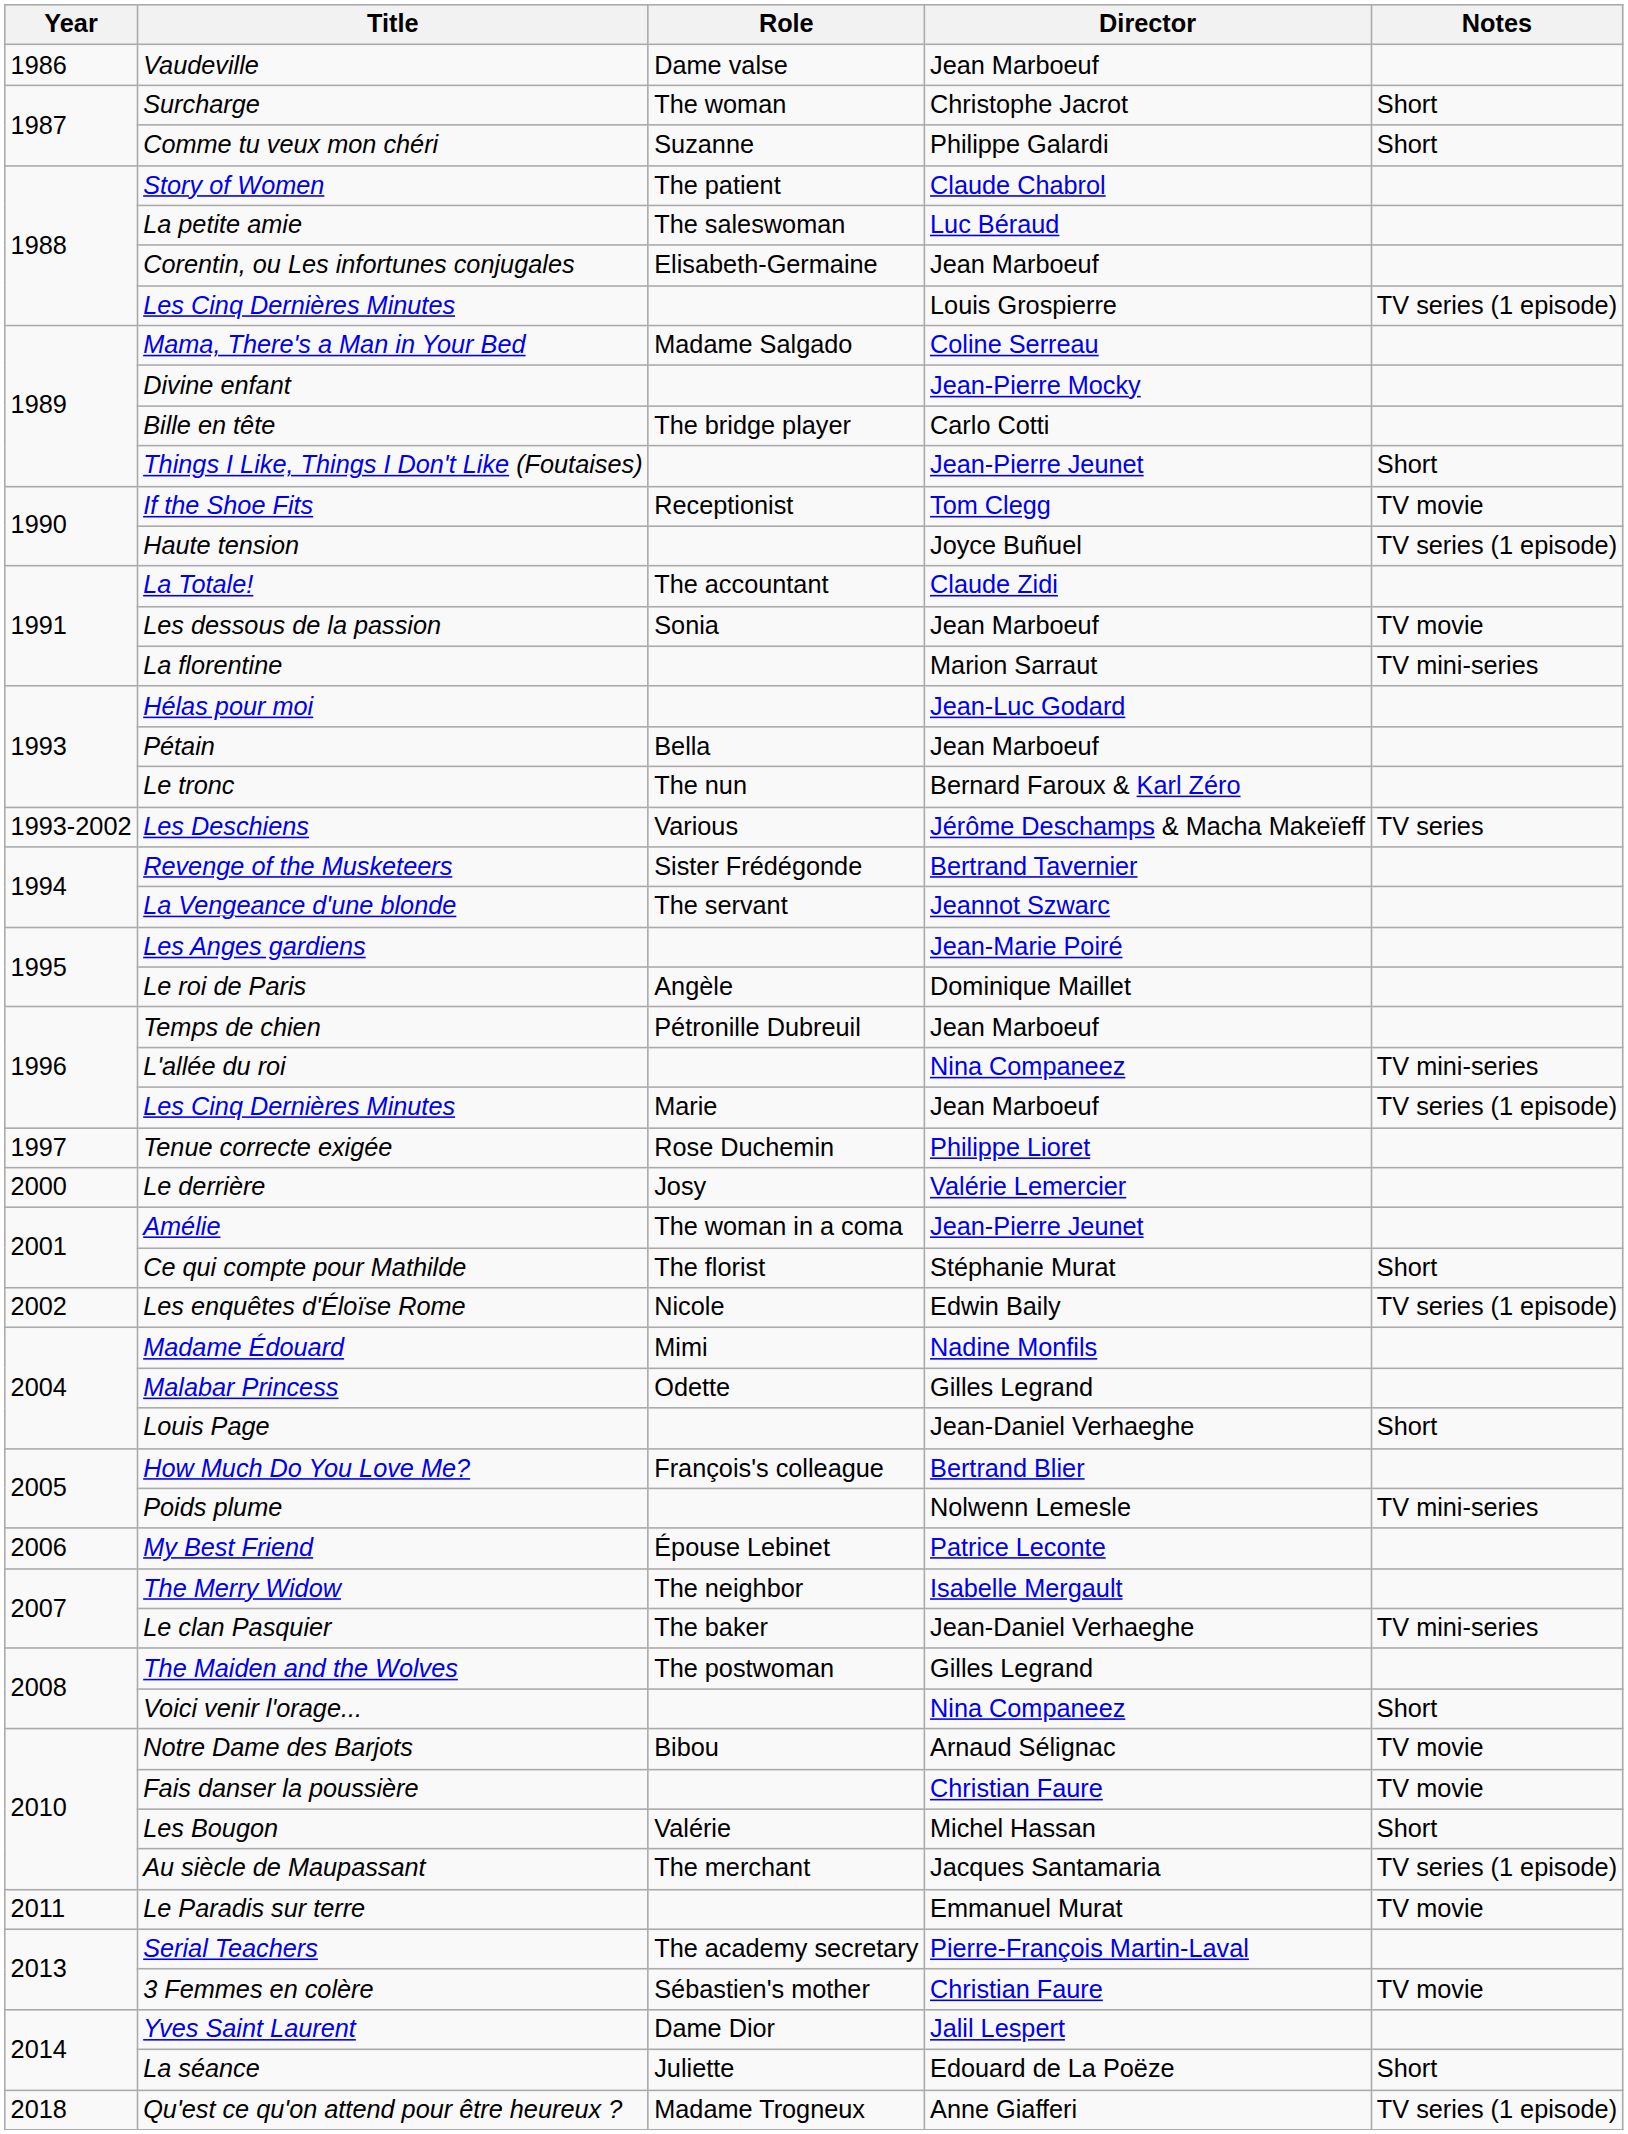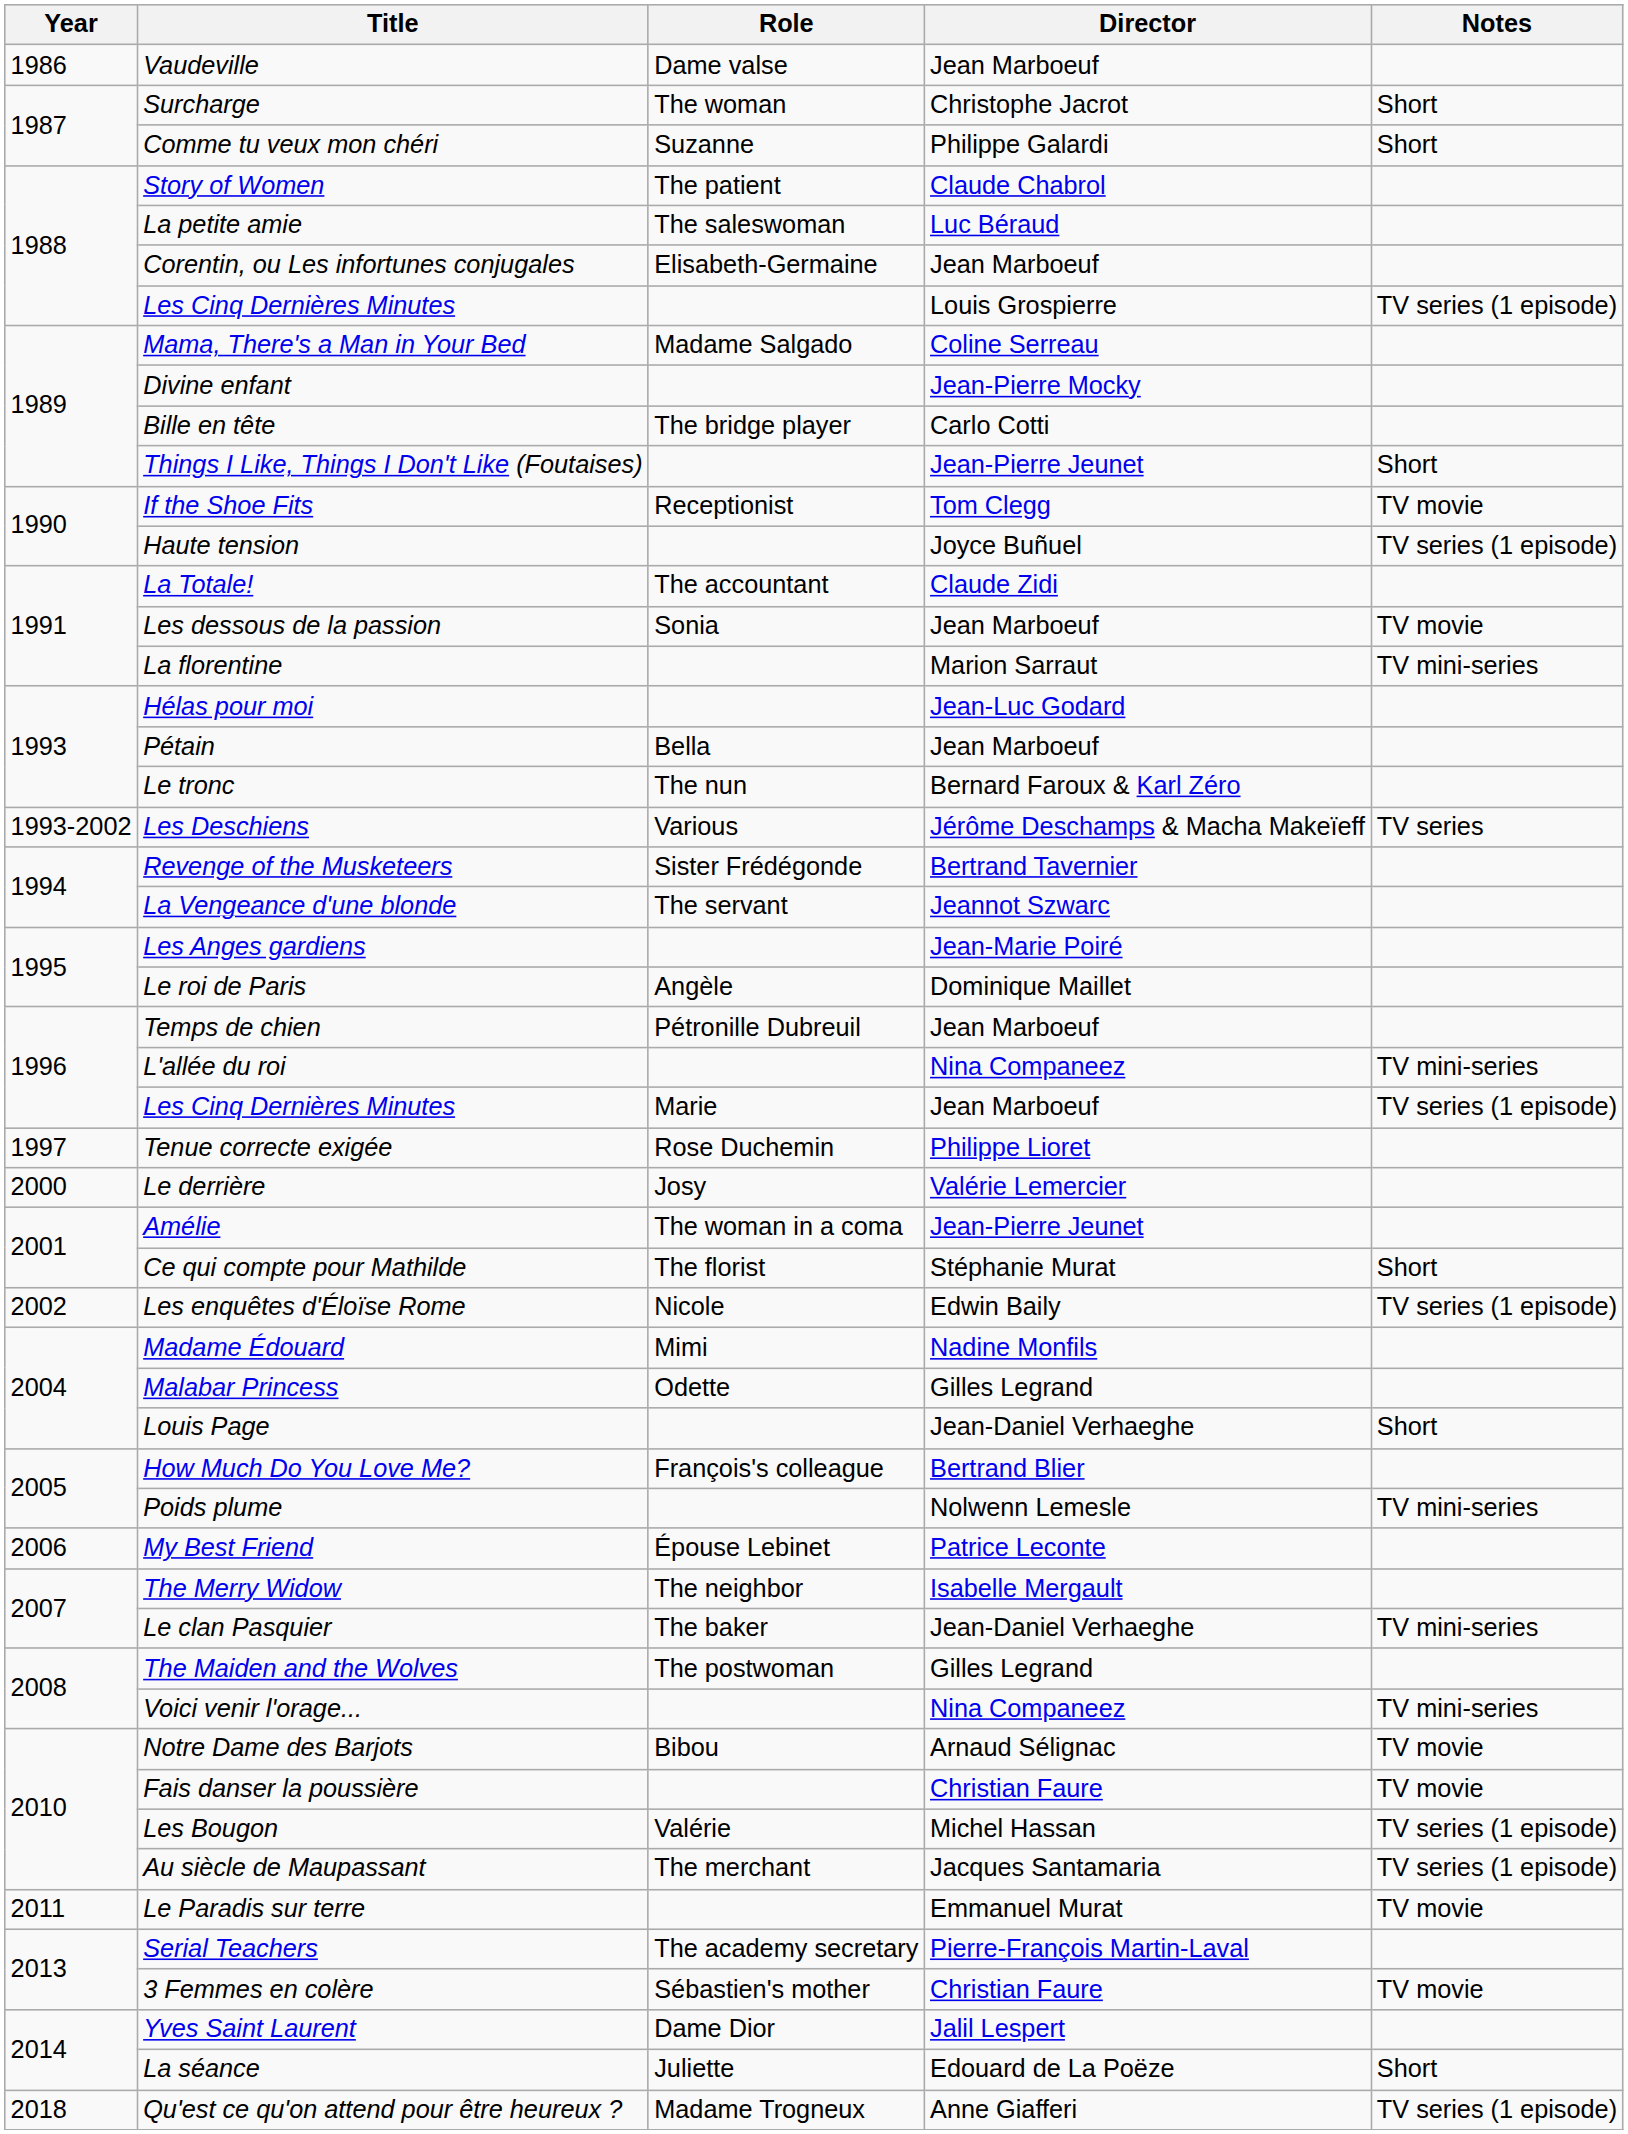(1407, 1708) Short -> (1458, 1708) TV mini-series
(1407, 1828) Short -> (1497, 1828) TV series (1 episode)
